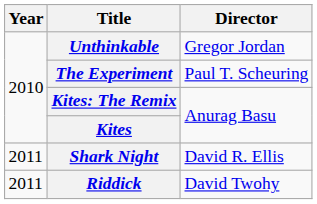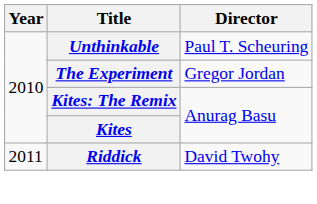(235, 45) Gregor Jordan -> (246, 45) Paul T. Scheuring
(246, 73) Paul T. Scheuring -> (235, 73) Gregor Jordan
- row: (114, 156)
